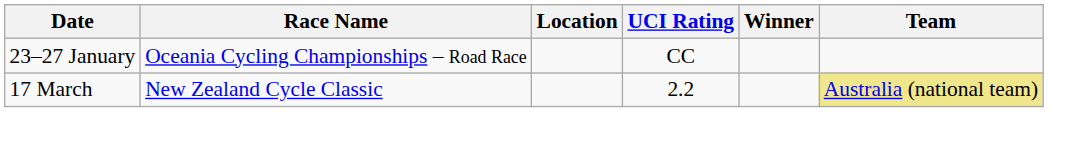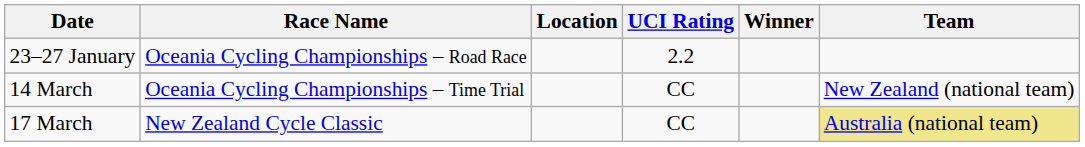(681, 55) CC -> (681, 55) 2.2
+ row: (51, 89)
(681, 89) 2.2 -> (681, 123) CC
